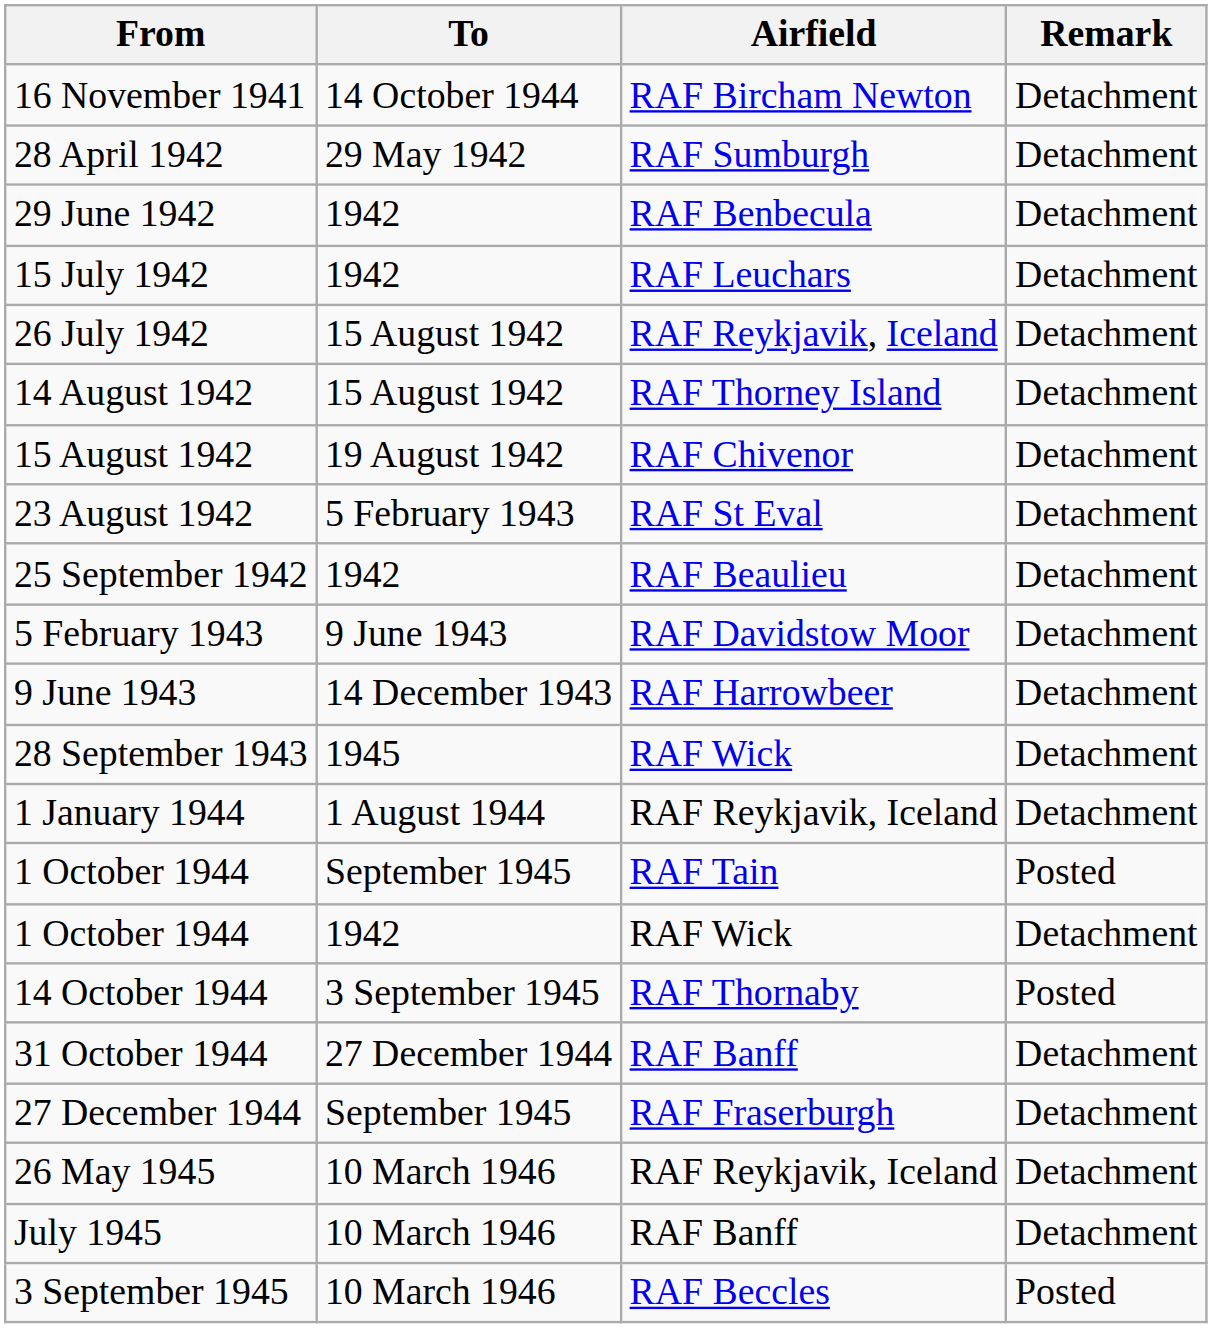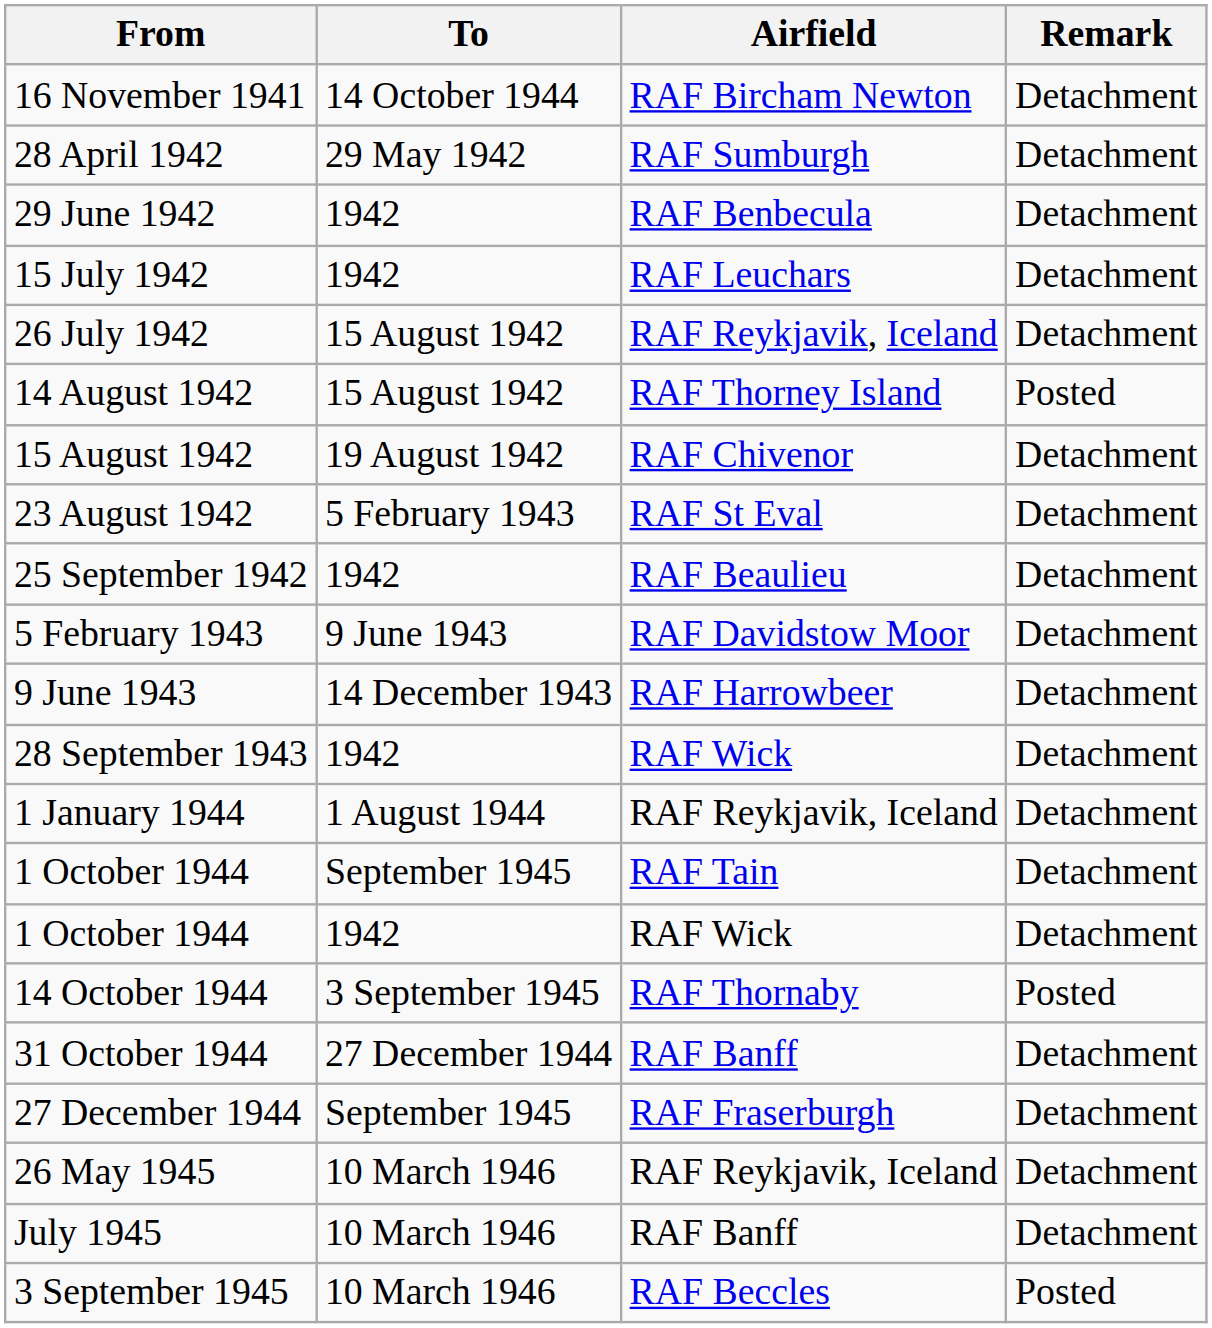(1106, 393) Detachment -> (1065, 393) Posted
(363, 753) 1945 -> (363, 753) 1942
(1065, 872) Posted -> (1106, 872) Detachment
